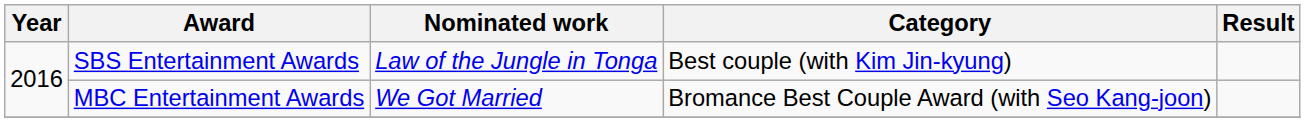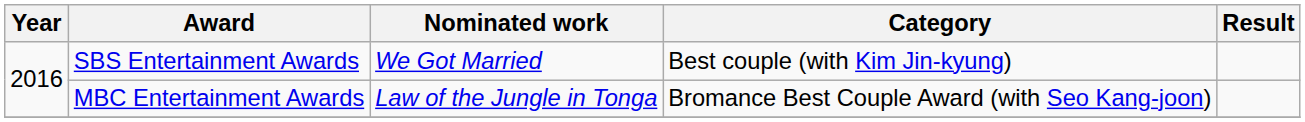(516, 60) Law of the Jungle in Tonga -> (458, 60) We Got Married
(458, 98) We Got Married -> (516, 98) Law of the Jungle in Tonga
